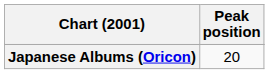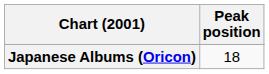(232, 56) 20 -> (232, 56) 18
